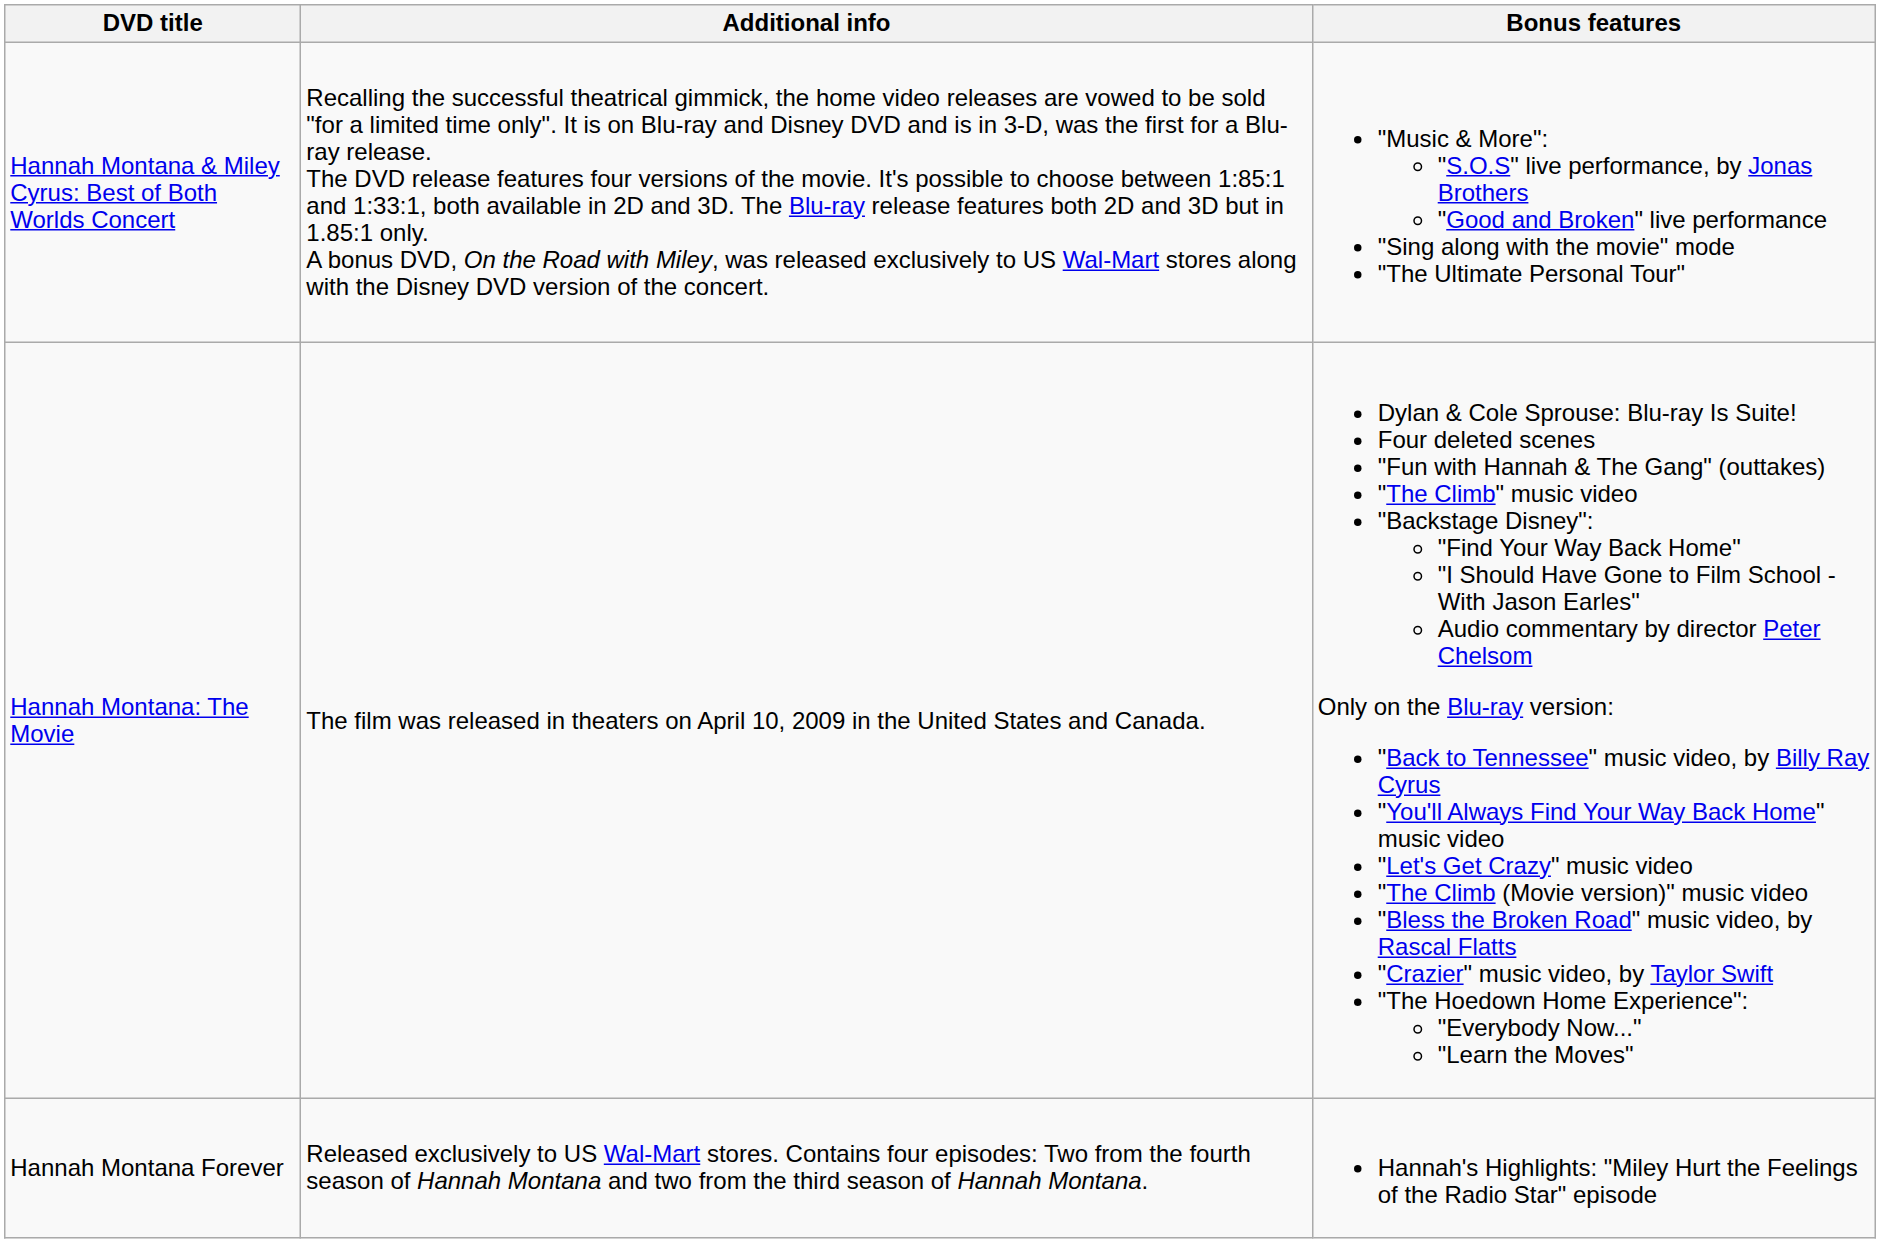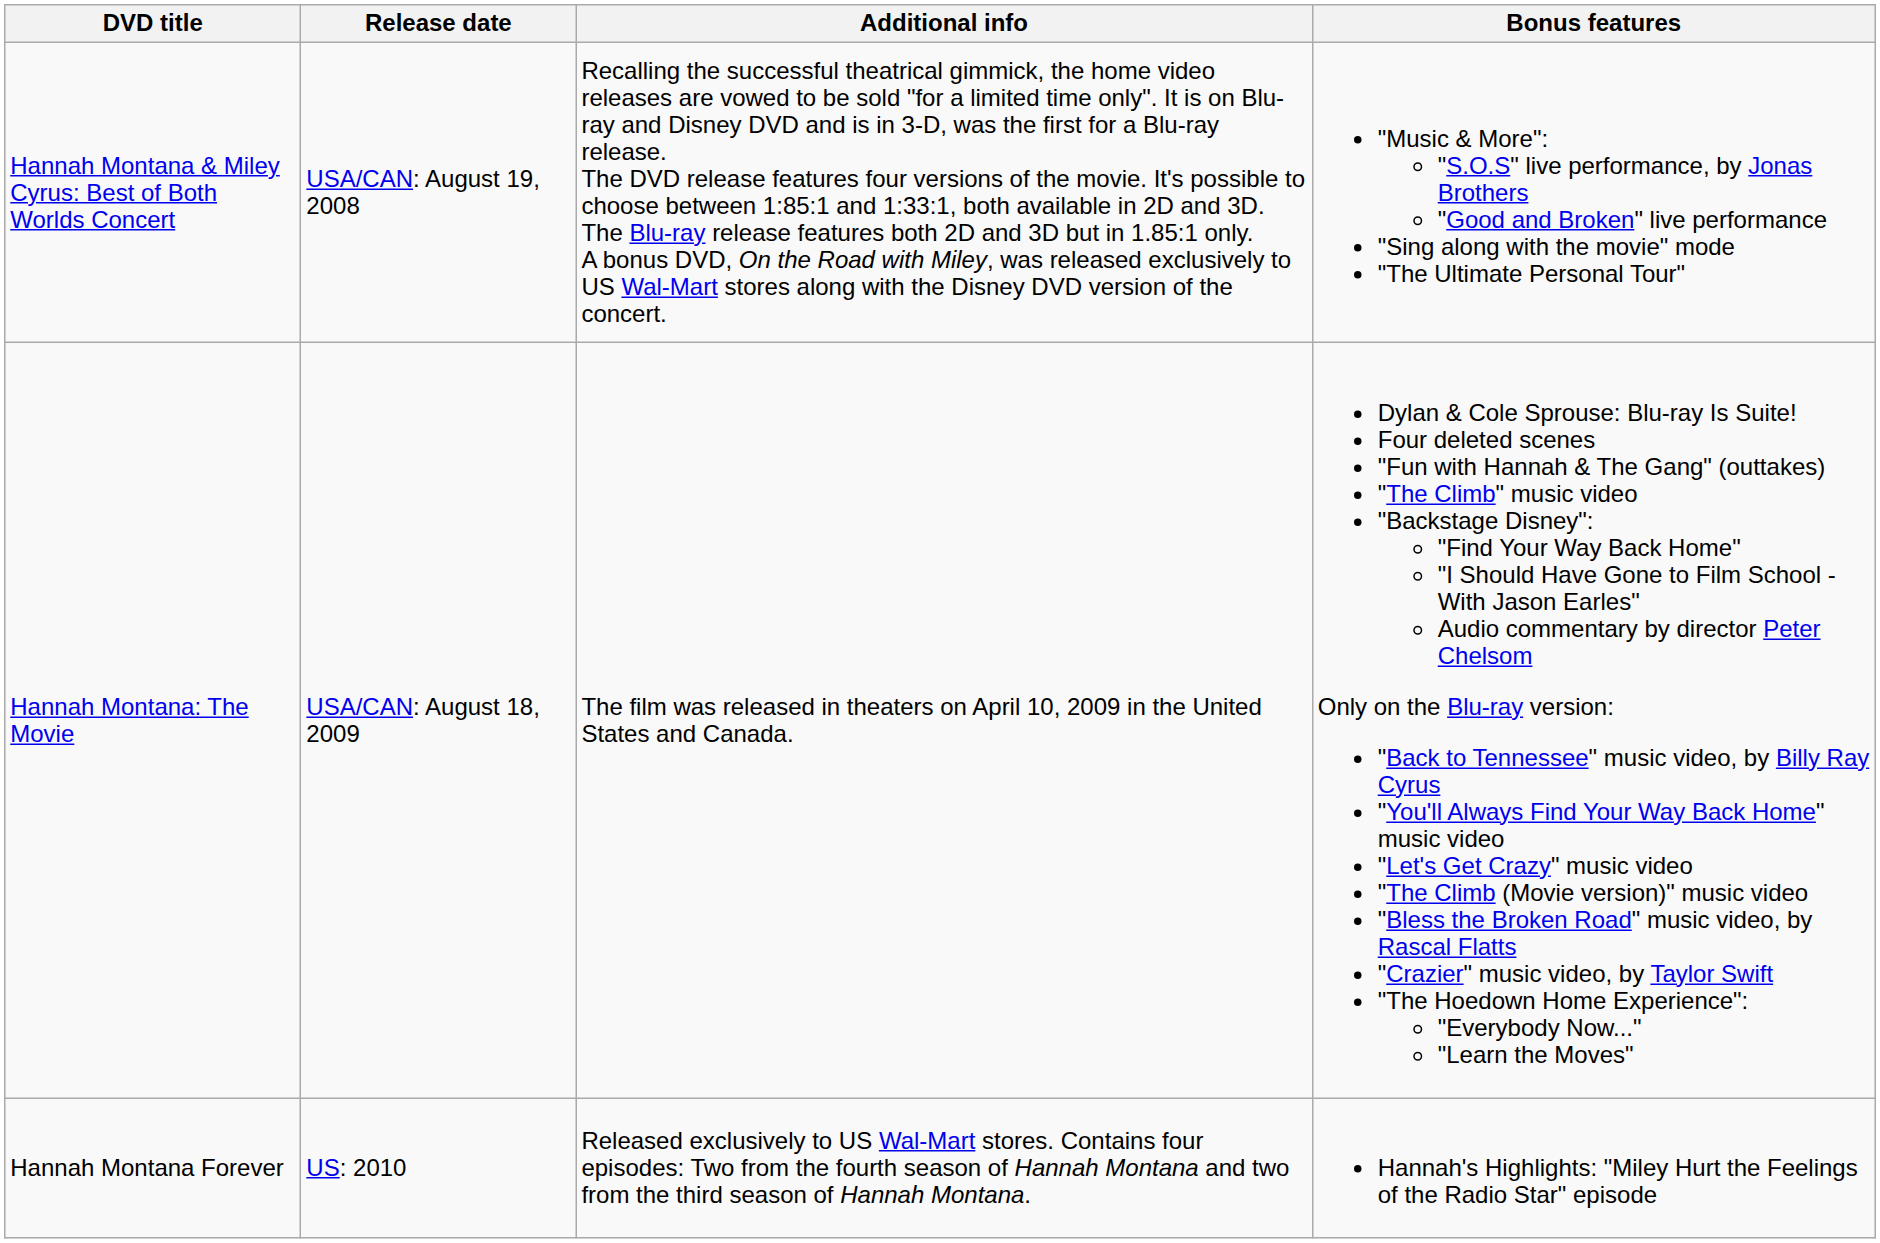+ column: (438, 23)
